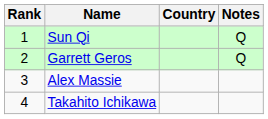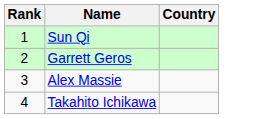- column: (241, 15)
